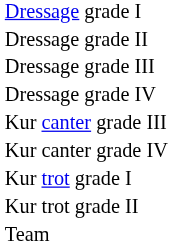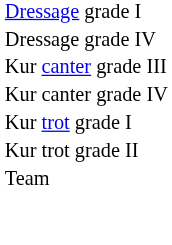- row: (76, 39)
- row: (80, 66)
